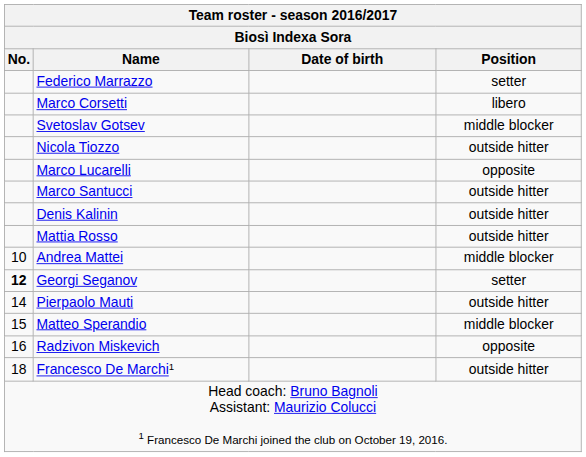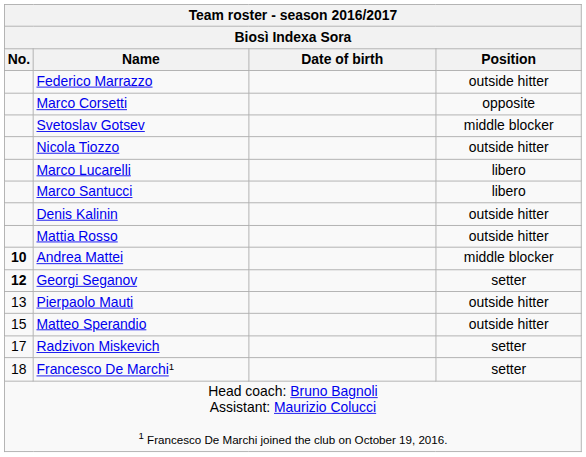(509, 81) setter -> (509, 81) outside hitter
(509, 103) libero -> (509, 103) opposite
(509, 170) opposite -> (509, 170) libero
(509, 192) outside hitter -> (509, 192) libero
(19, 258) normal -> (19, 258) bold
(19, 302) 14 -> (19, 302) 13
(509, 324) middle blocker -> (509, 324) outside hitter
(19, 346) 16 -> (19, 346) 17
(509, 346) opposite -> (509, 346) setter
(509, 369) outside hitter -> (509, 369) setter
